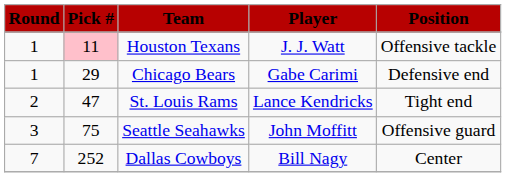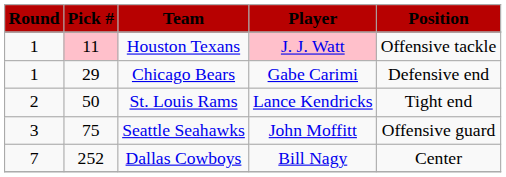(313, 46) no background -> (313, 46) pink background
(91, 102) 47 -> (91, 102) 50
